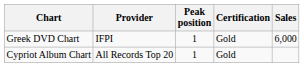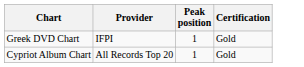- column: (286, 17)
